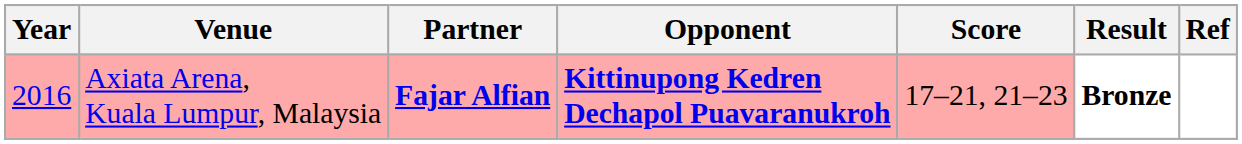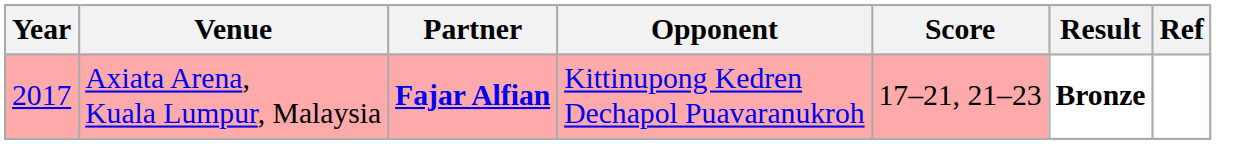(42, 95) 2016 -> (42, 95) 2017
(727, 95) bold -> (714, 95) normal
